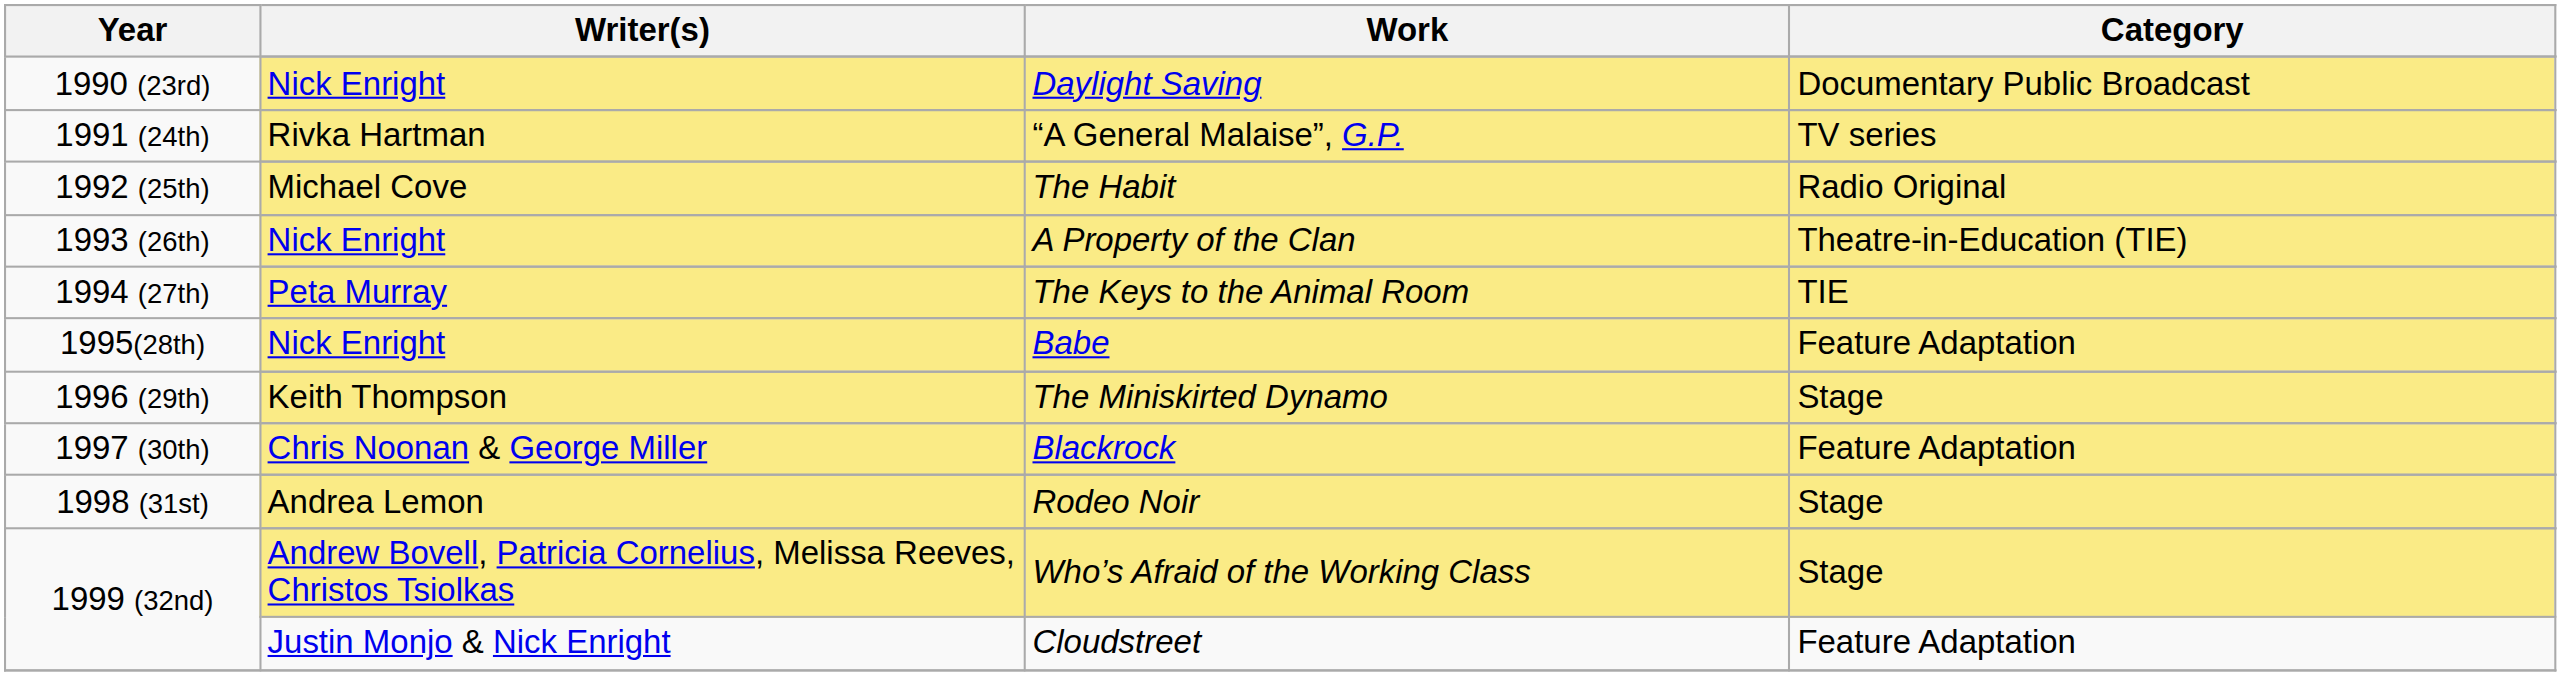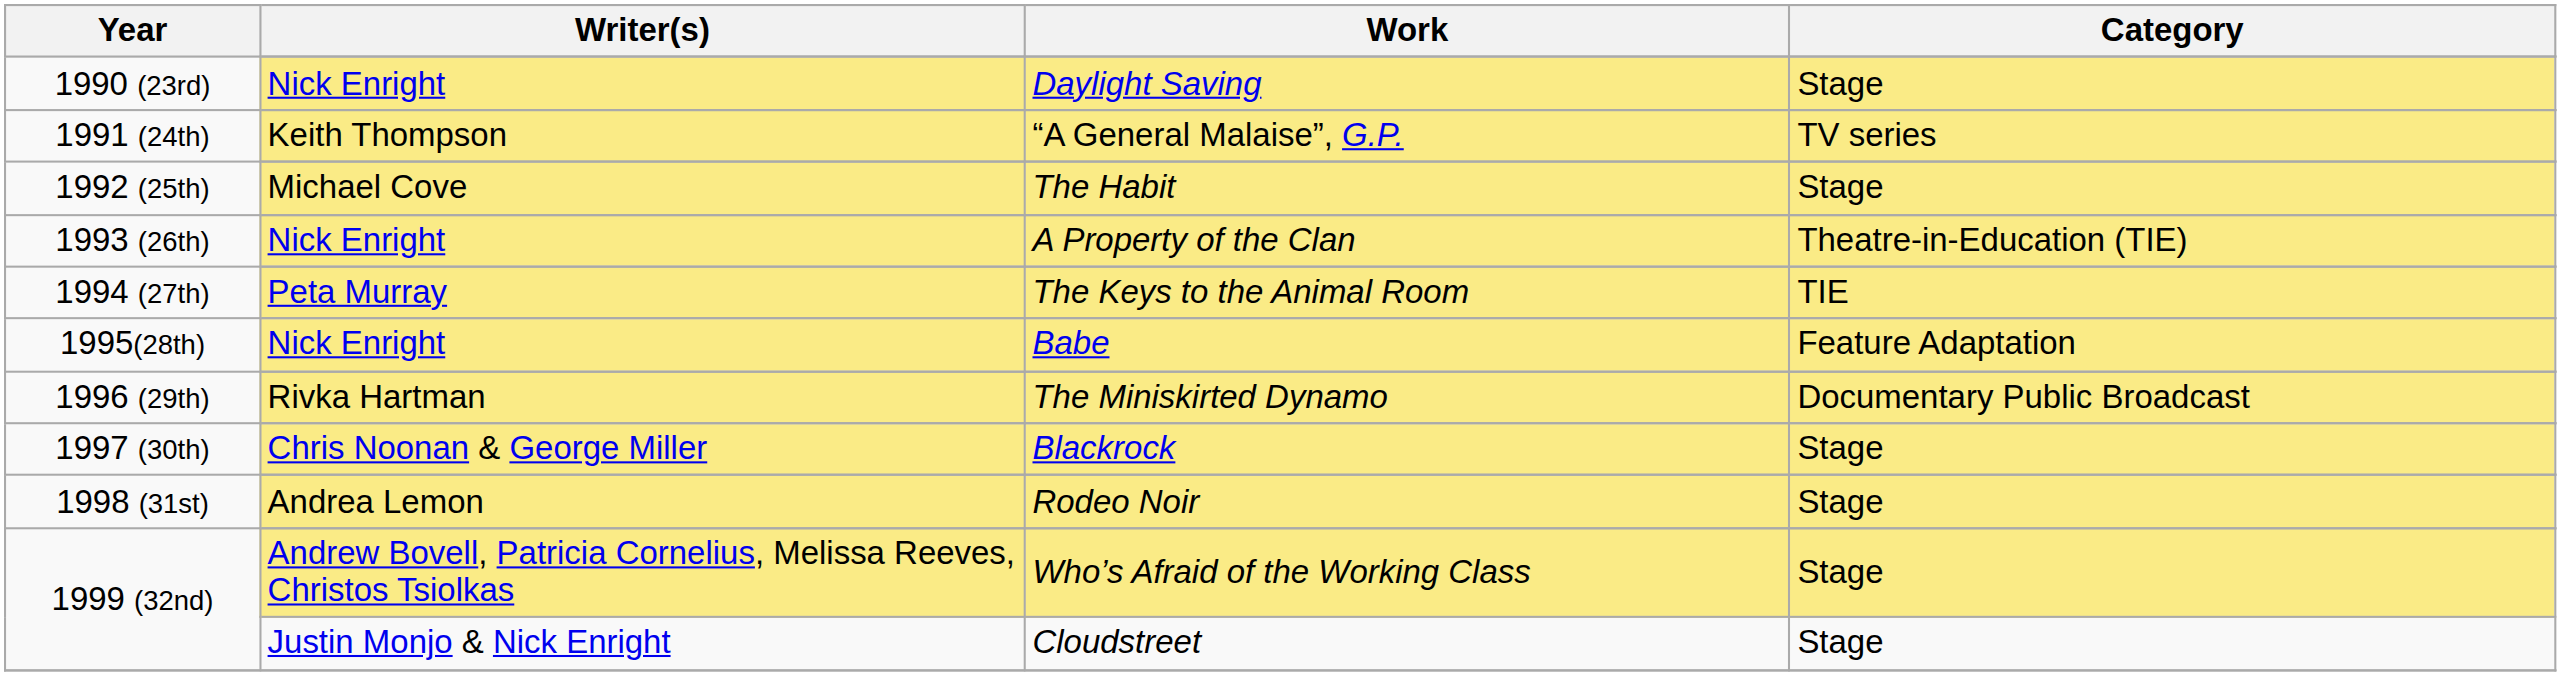(2024, 82) Documentary Public Broadcast -> (1840, 82) Stage
(377, 135) Rivka Hartman -> (387, 135) Keith Thompson
(1902, 187) Radio Original -> (1840, 187) Stage
(387, 396) Keith Thompson -> (377, 396) Rivka Hartman
(1840, 396) Stage -> (2024, 396) Documentary Public Broadcast
(1937, 448) Feature Adaptation -> (1840, 448) Stage
(1937, 642) Feature Adaptation -> (1840, 642) Stage
